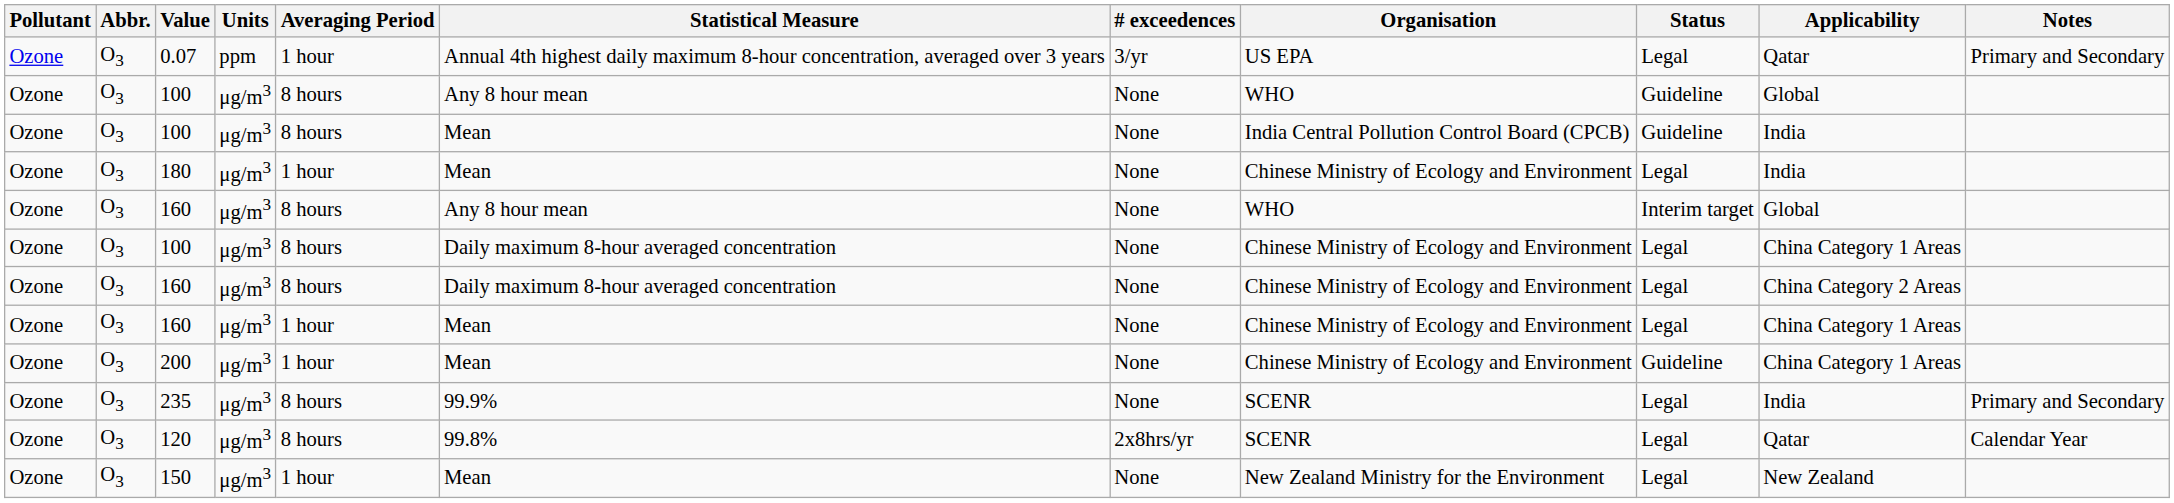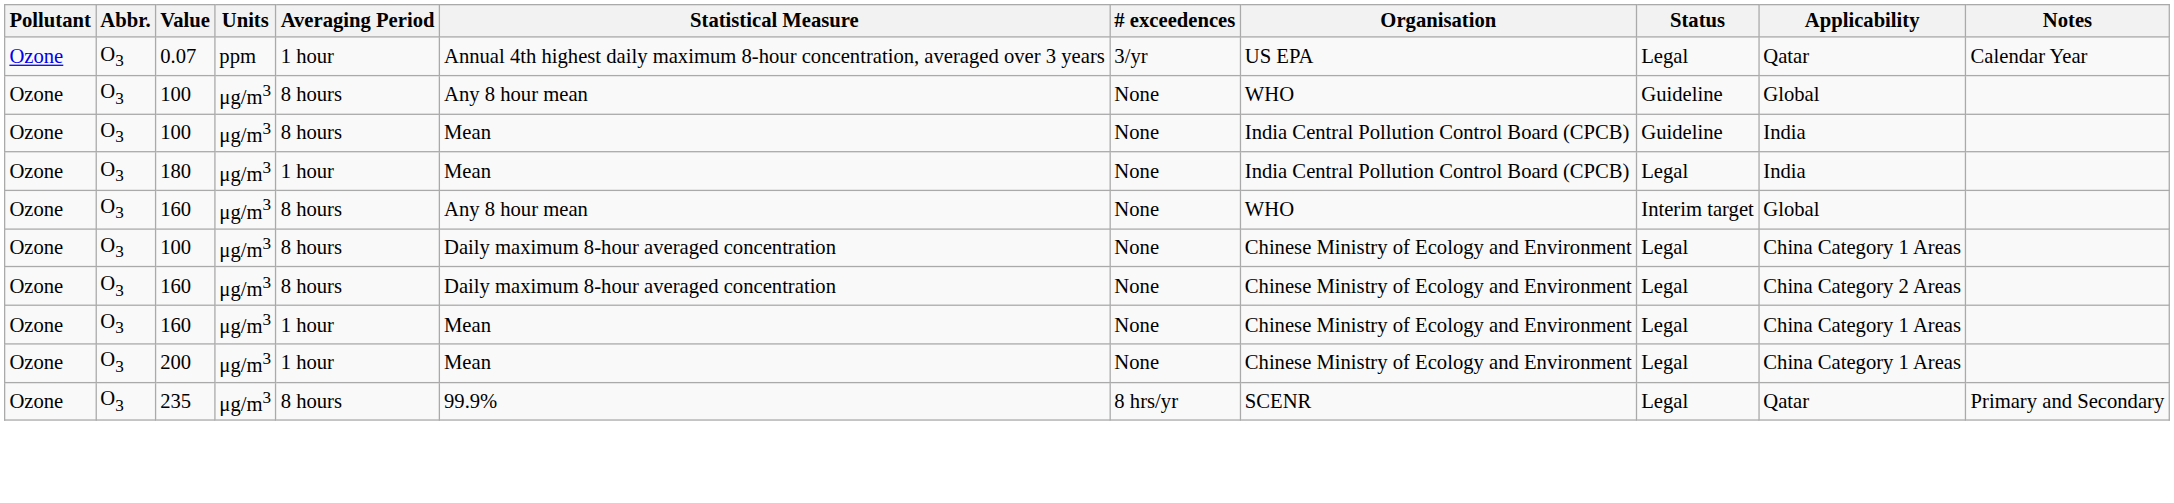(2067, 56) Primary and Secondary -> (2029, 56) Calendar Year
(1438, 171) Chinese Ministry of Ecology and Environment -> (1437, 171) India Central Pollution Control Board (CPCB)
(1682, 362) Guideline -> (1665, 362) Legal
(1137, 401) None -> (1146, 401) 8 hrs/yr
(1785, 401) India -> (1786, 401) Qatar
- row: (176, 439)
- row: (176, 477)
